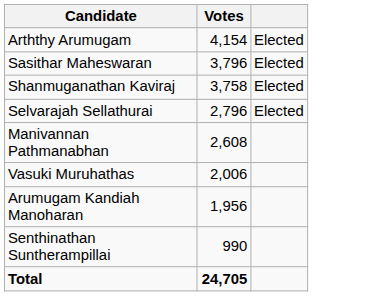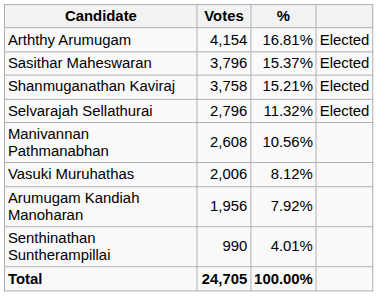+ column: (283, 16)
